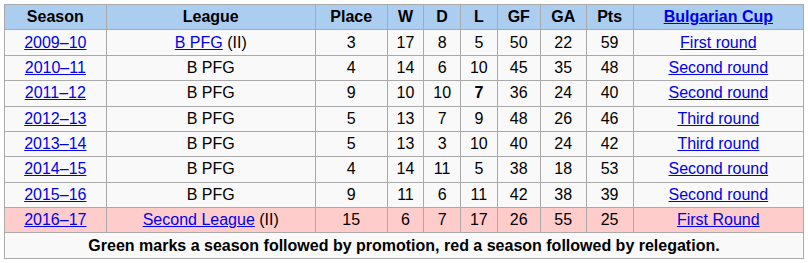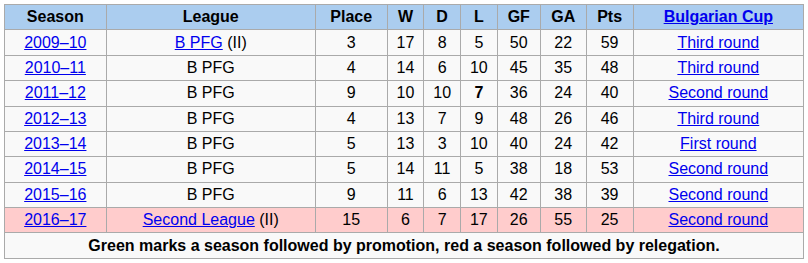(718, 42) First round -> (718, 42) Third round
(718, 67) Second round -> (718, 67) Third round
(351, 118) 5 -> (351, 118) 4
(718, 144) Third round -> (718, 144) First round
(351, 169) 4 -> (351, 169) 5
(479, 194) 11 -> (479, 194) 13
(718, 220) First Round -> (718, 220) Second round
